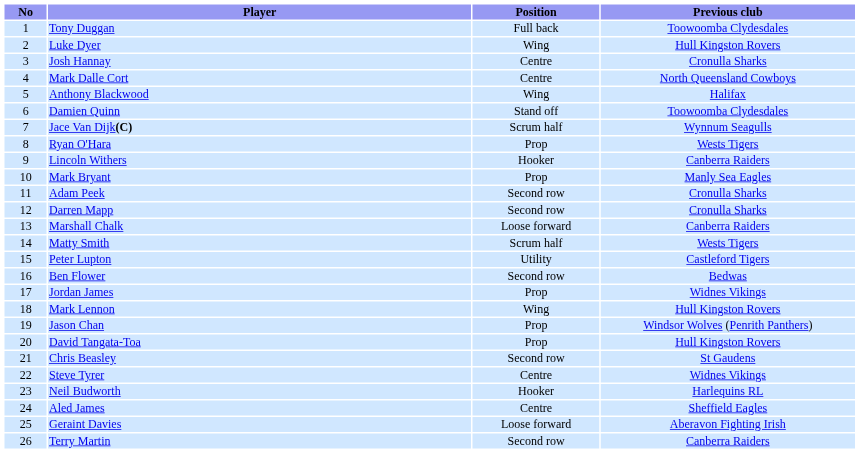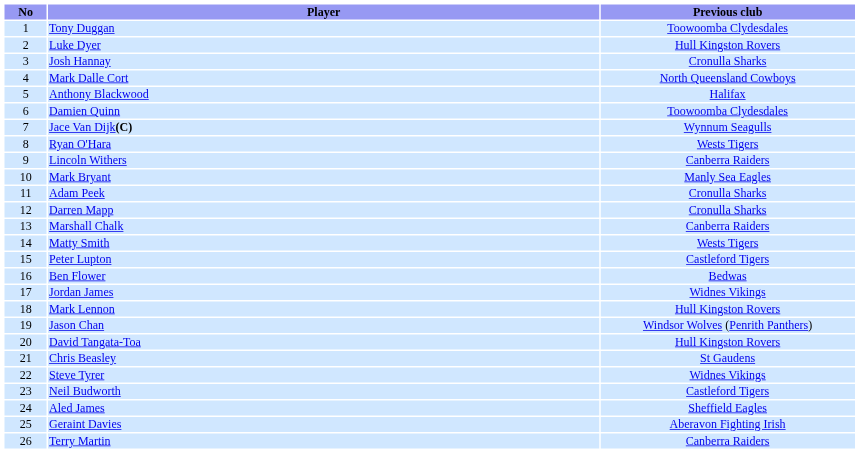- column: (536, 12)
(728, 391) Harlequins RL -> (728, 391) Castleford Tigers
